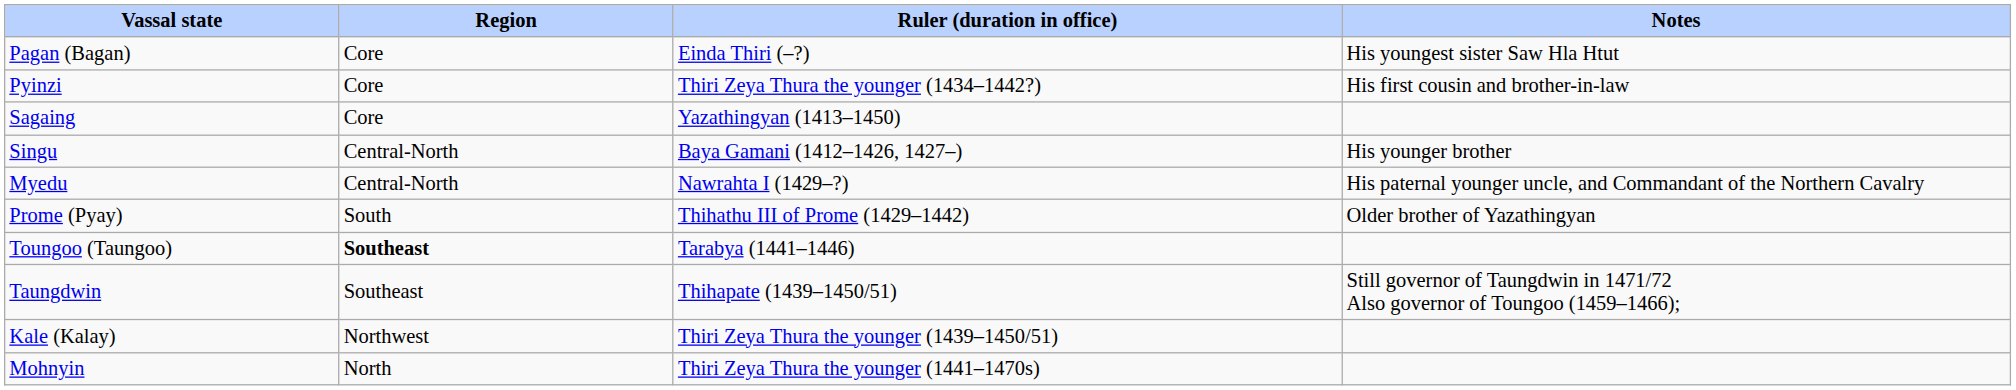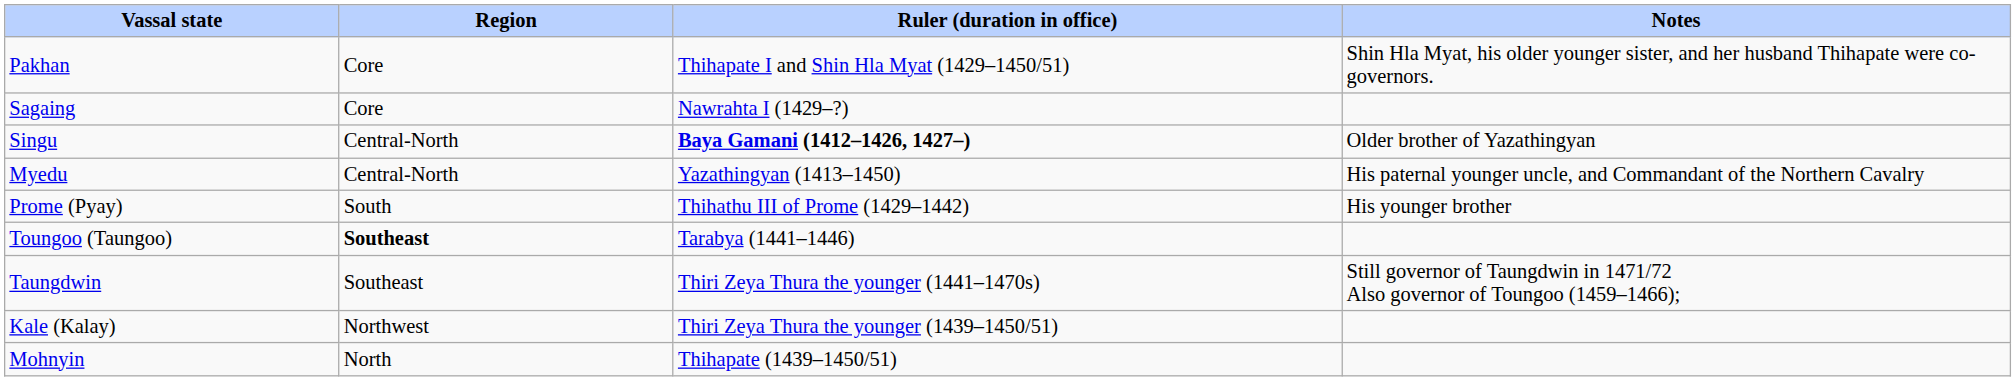- row: (70, 53)
+ row: (40, 64)
- row: (36, 85)
(789, 118) Yazathingyan (1413–1450) -> (763, 108) Nawrahta I (1429–?)
(820, 150) normal -> (824, 141) bold
(1429, 150) His younger brother -> (1471, 141) Older brother of Yazathingyan
(763, 183) Nawrahta I (1429–?) -> (789, 173) Yazathingyan (1413–1450)
(1471, 215) Older brother of Yazathingyan -> (1429, 206) His younger brother
(787, 292) Thihapate (1439–1450/51) -> (859, 282) Thiri Zeya Thura the younger (1441–1470s)
(859, 368) Thiri Zeya Thura the younger (1441–1470s) -> (787, 359) Thihapate (1439–1450/51)
